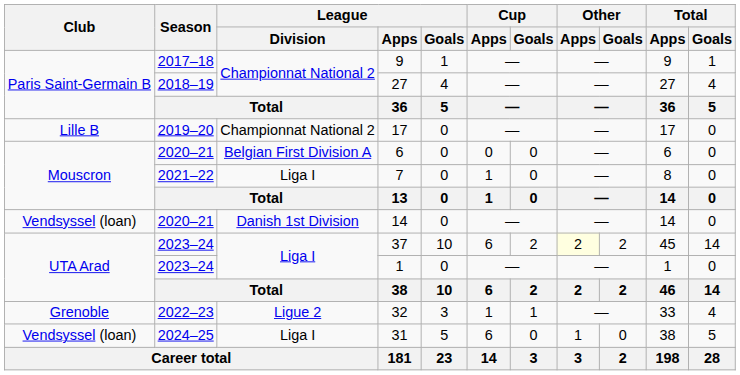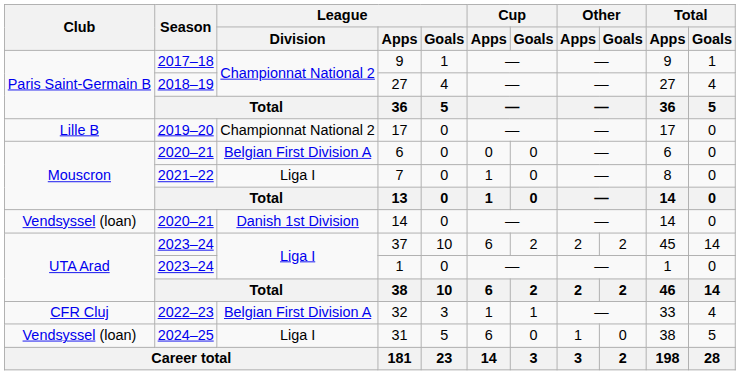(578, 244) lightyellow background -> (578, 244) no background
(79, 312) Grenoble -> (79, 312) CFR Cluj
(298, 312) Ligue 2 -> (298, 312) Belgian First Division A
